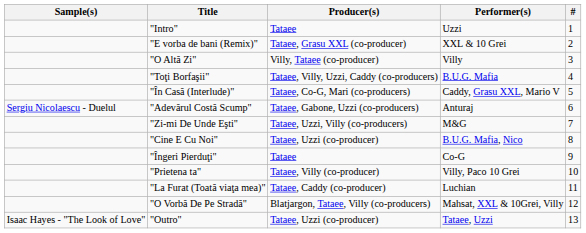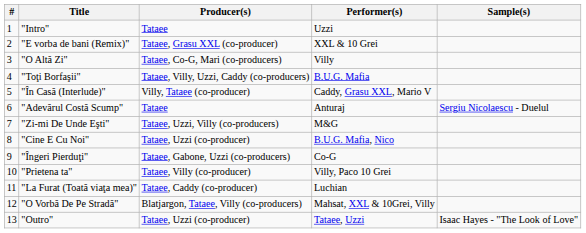columns swapped: (573, 12) <-> (76, 12)
(324, 60) Villy, Tataee (co-producer) -> (212, 60) Tataee, Co-G, Mari (co-producers)
(340, 92) Tataee, Co-G, Mari (co-producers) -> (196, 92) Villy, Tataee (co-producer)
(344, 108) Tataee, Gabone, Uzzi (co-producers) -> (155, 108) Tataee
(283, 156) Tataee -> (216, 156) Tataee, Gabone, Uzzi (co-producers)
